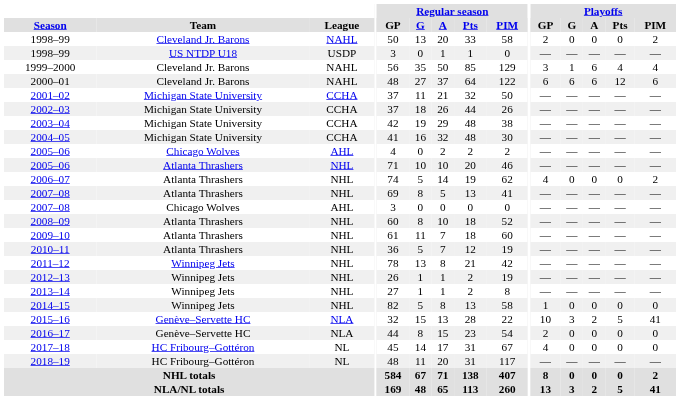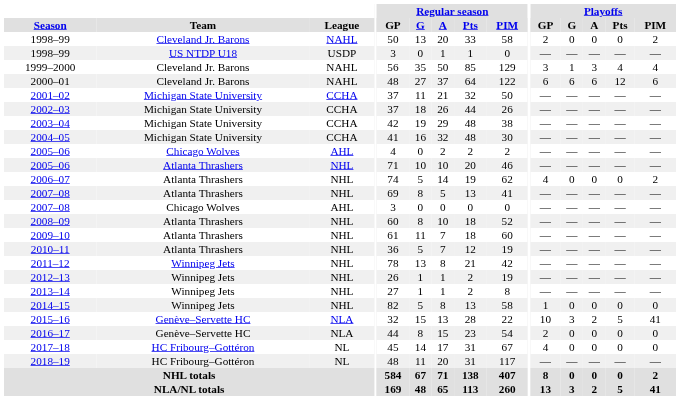(594, 67) 6 -> (594, 67) 3
